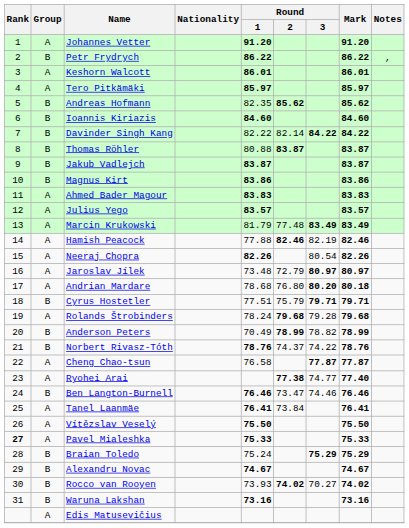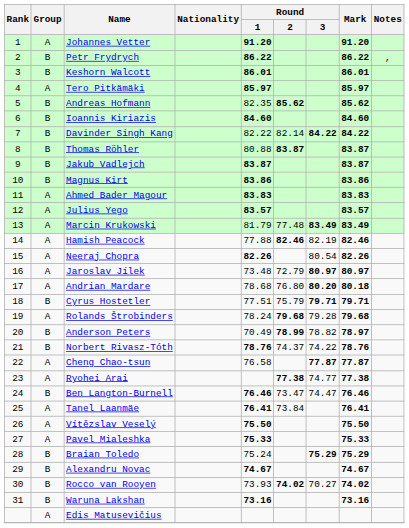(48, 73) A -> (48, 73) B
(355, 332) 78.99 -> (355, 332) 78.97
(355, 378) 77.40 -> (355, 378) 77.38
(323, 393) 74.46 -> (323, 393) 74.47
(18, 439) bold -> (18, 439) normal
